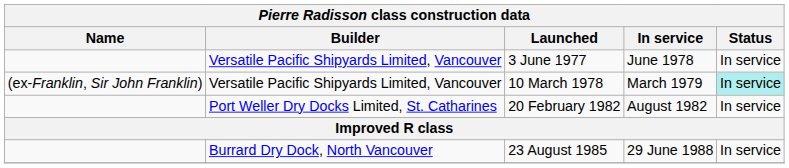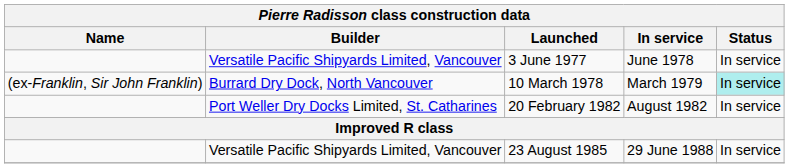(355, 83) Versatile Pacific Shipyards Limited, Vancouver -> (321, 83) Burrard Dry Dock, North Vancouver
(321, 151) Burrard Dry Dock, North Vancouver -> (355, 151) Versatile Pacific Shipyards Limited, Vancouver
